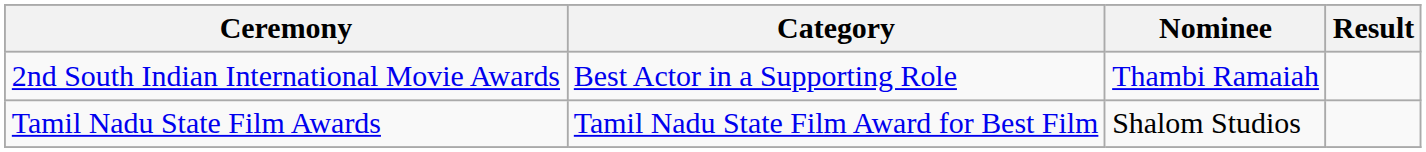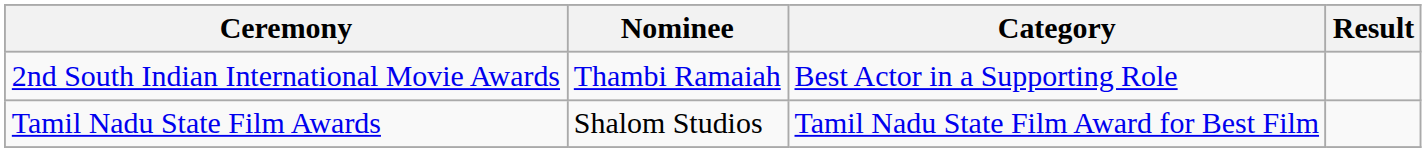columns swapped: (836, 28) <-> (1216, 28)
